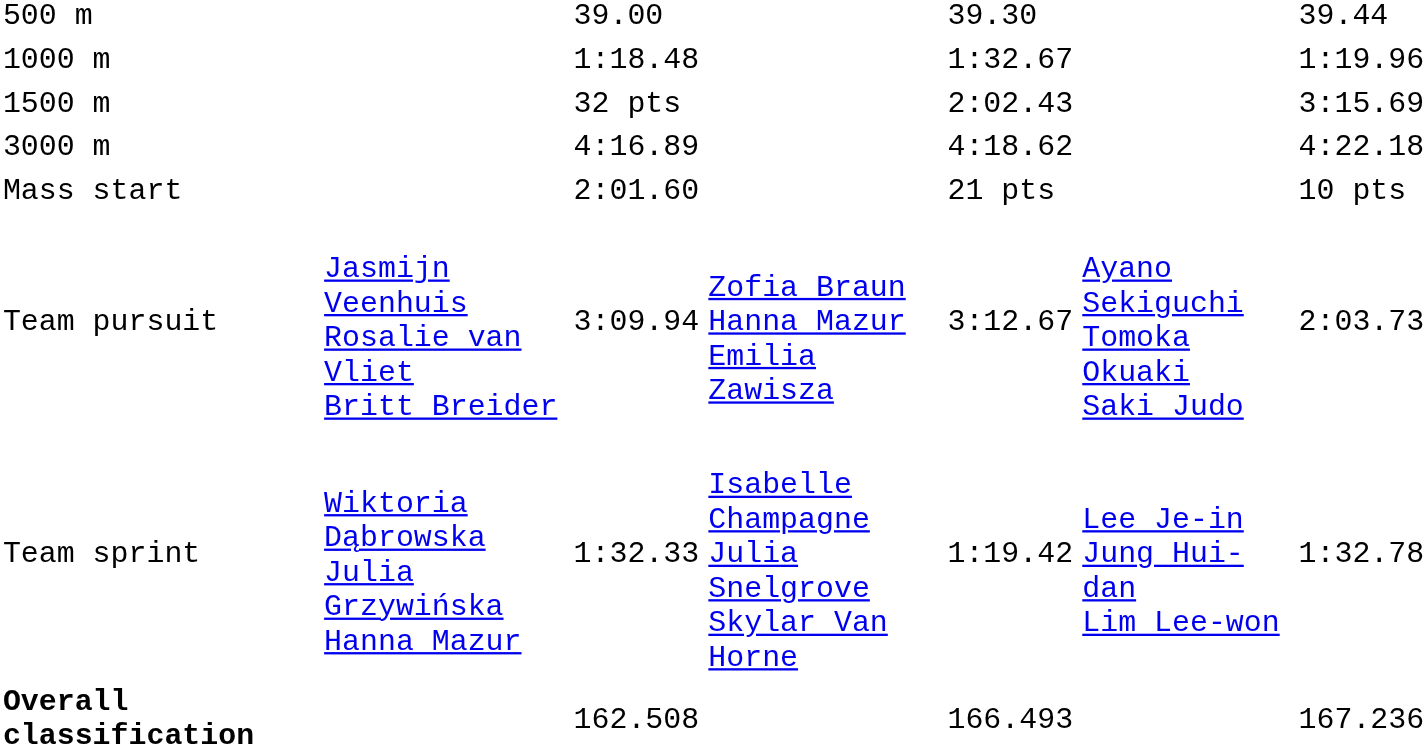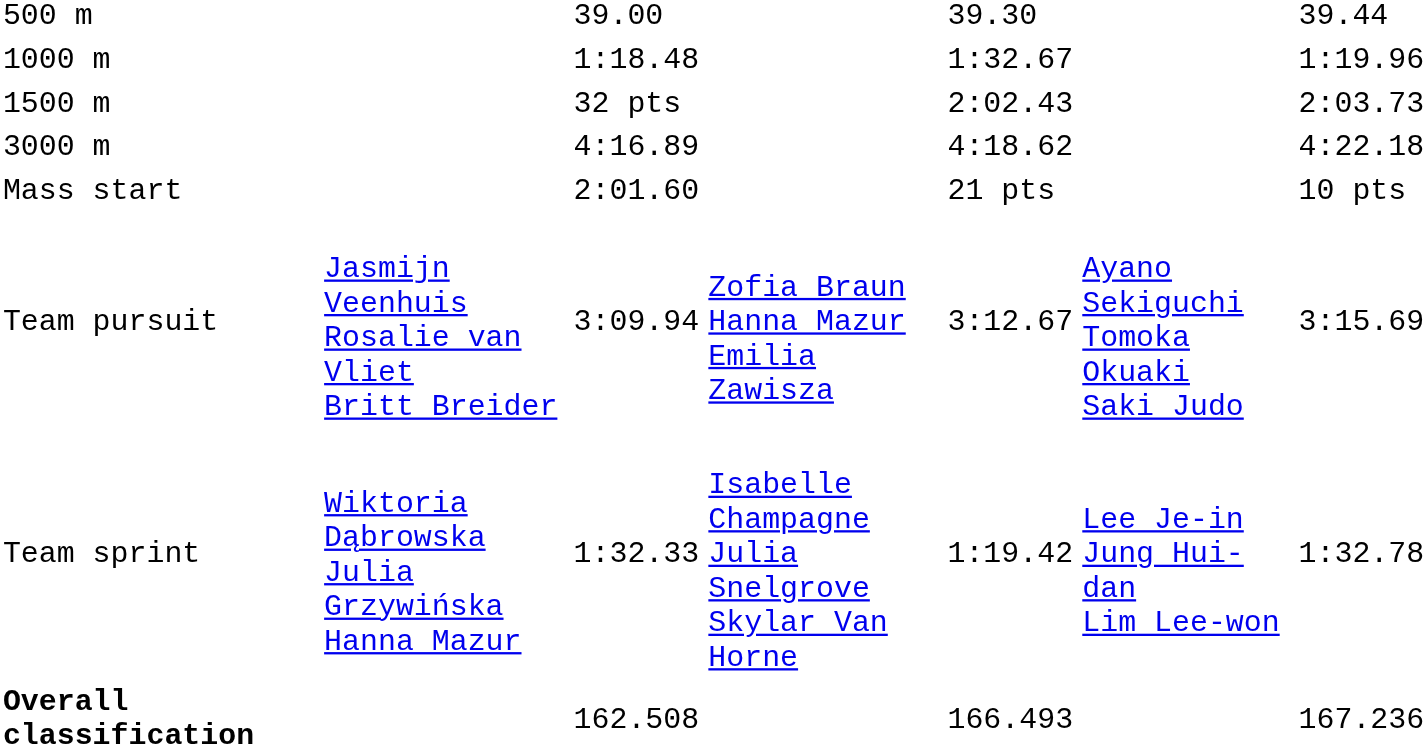(1361, 104) 3:15.69 -> (1361, 104) 2:03.73
(1361, 321) 2:03.73 -> (1361, 321) 3:15.69
